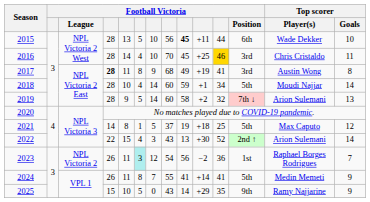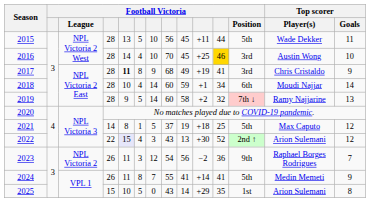(185, 39) bold -> (185, 39) normal
(247, 39) 6th -> (247, 39) 5th
(350, 39) 10 -> (350, 39) 11
(299, 56) Chris Cristaldo -> (299, 56) Austin Wong
(350, 56) 11 -> (350, 56) 10
(111, 71) bold -> (111, 71) normal
(126, 71) normal -> (126, 71) bold
(299, 71) Austin Wong -> (299, 71) Chris Cristaldo
(350, 71) 8 -> (350, 71) 9
(247, 85) 5th -> (247, 85) 6th
(299, 98) Arion Sulemani -> (299, 98) Ramy Najjarine
(126, 139) no background -> (126, 139) lavender background
(350, 139) 14 -> (350, 139) 12
(140, 158) paleturquoise background -> (140, 158) no background
(247, 158) 1st -> (247, 158) 9th
(247, 190) 9th -> (247, 190) 1st
(299, 190) Ramy Najjarine -> (299, 190) Arion Sulemani
(350, 190) 9 -> (350, 190) 8
